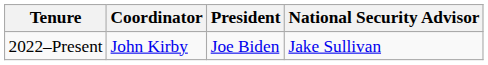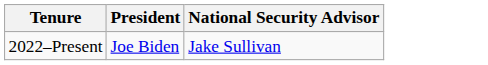- column: (157, 18)
